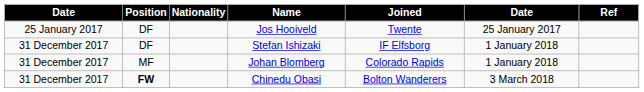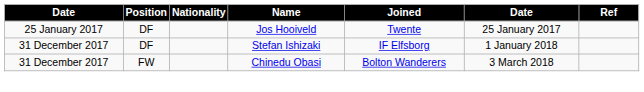- row: (286, 63)
(146, 79) bold -> (146, 63) normal
